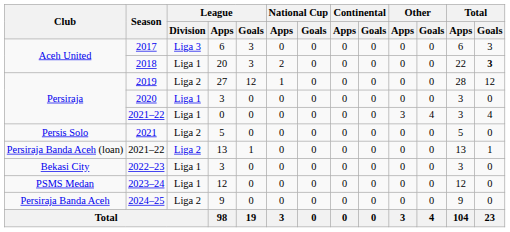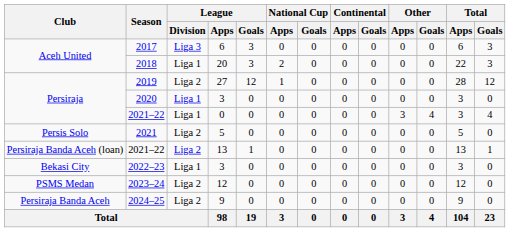(490, 64) bold -> (490, 64) normal
(187, 184) Liga 1 -> (187, 184) Liga 2
